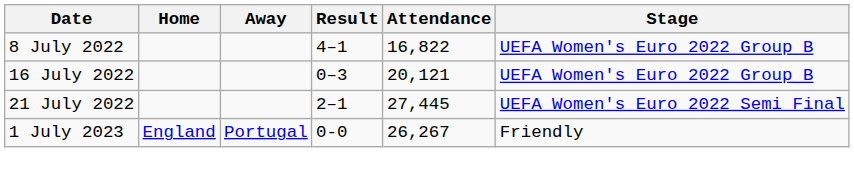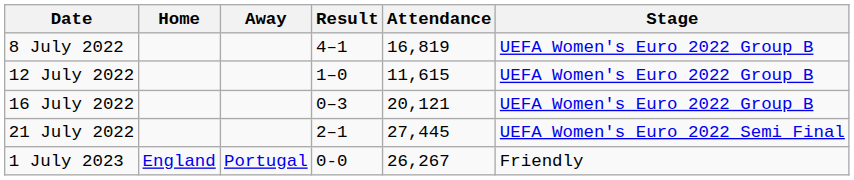(418, 47) 16,822 -> (418, 47) 16,819
+ row: (72, 76)
